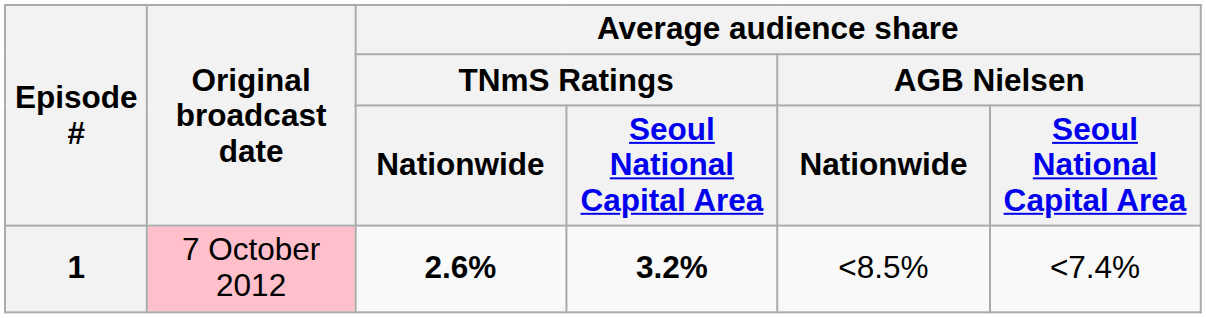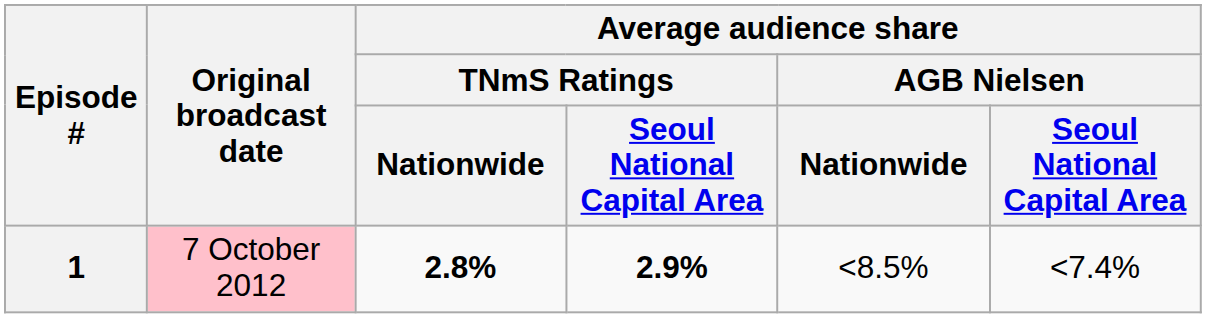(460, 268) 2.6% -> (460, 268) 2.8%
(672, 268) 3.2% -> (672, 268) 2.9%
